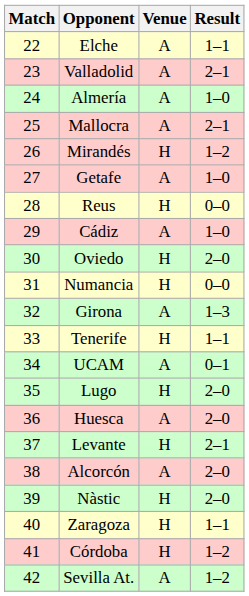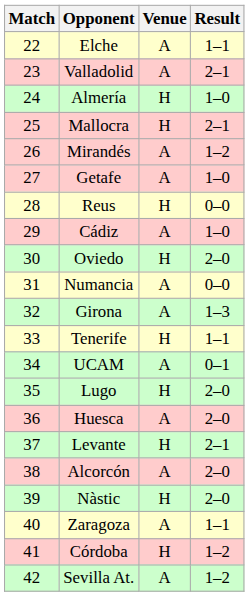(165, 98) A -> (165, 98) H
(165, 125) A -> (165, 125) H
(165, 151) H -> (165, 151) A
(165, 285) H -> (165, 285) A
(165, 524) H -> (165, 524) A
